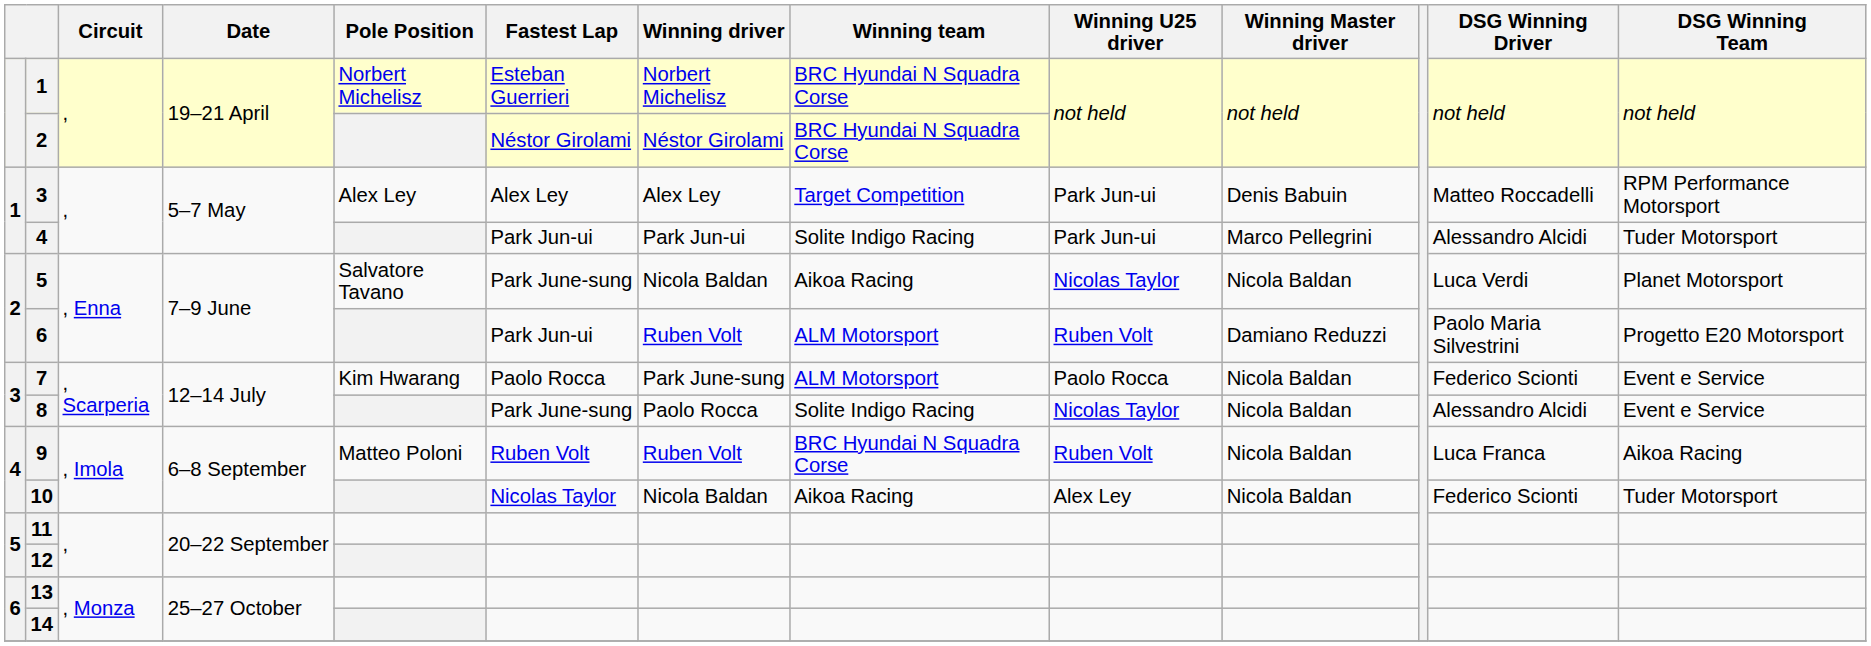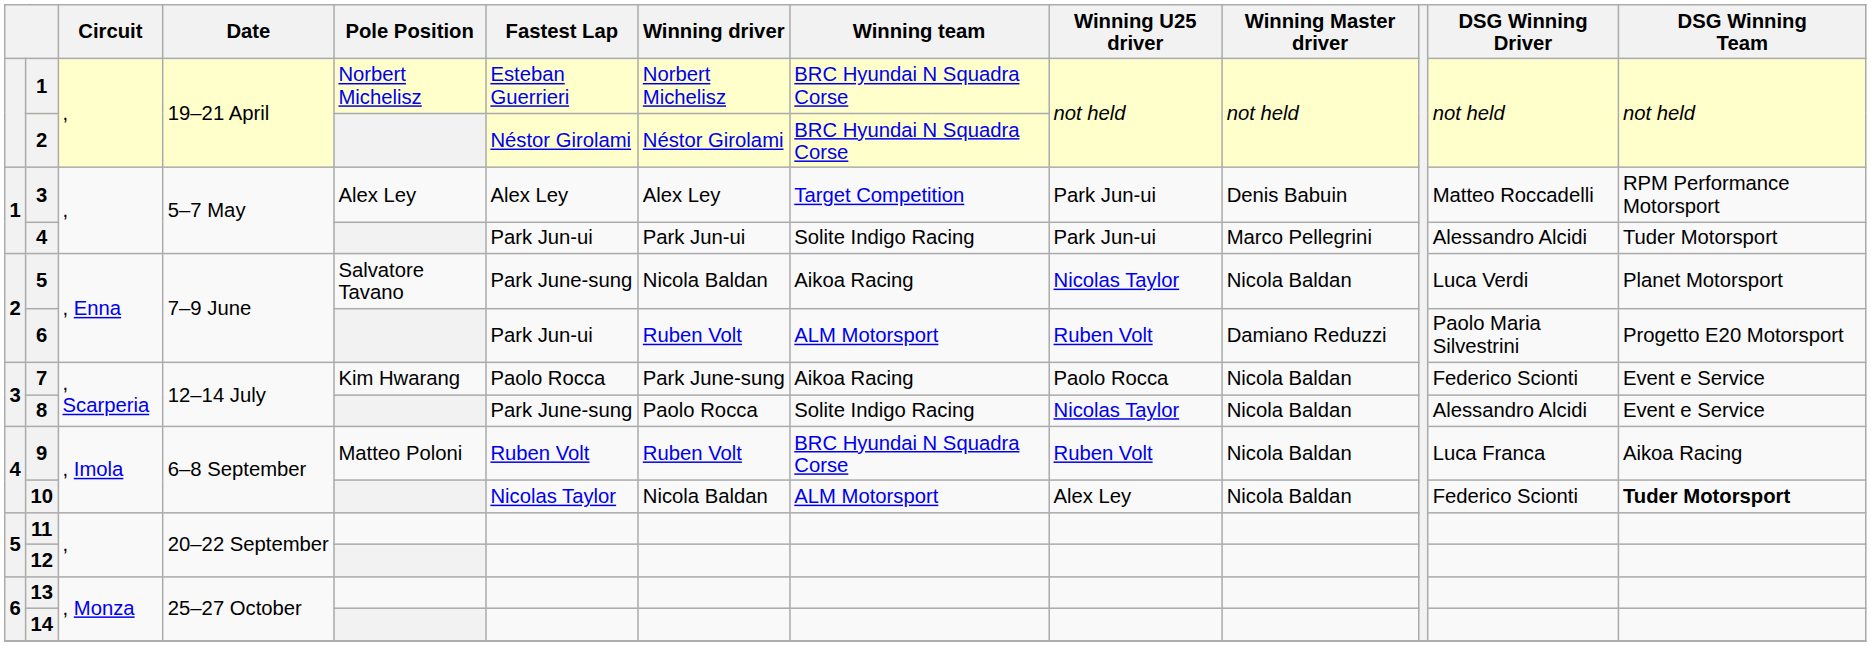(866, 378) ALM Motorsport -> (854, 378) Aikoa Racing
(854, 496) Aikoa Racing -> (866, 496) ALM Motorsport
(1700, 496) normal -> (1707, 496) bold
